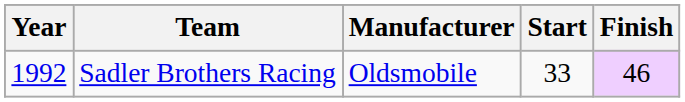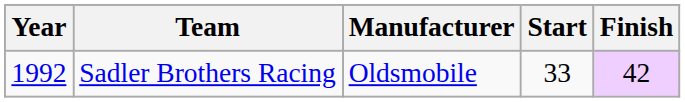(637, 72) 46 -> (637, 72) 42
